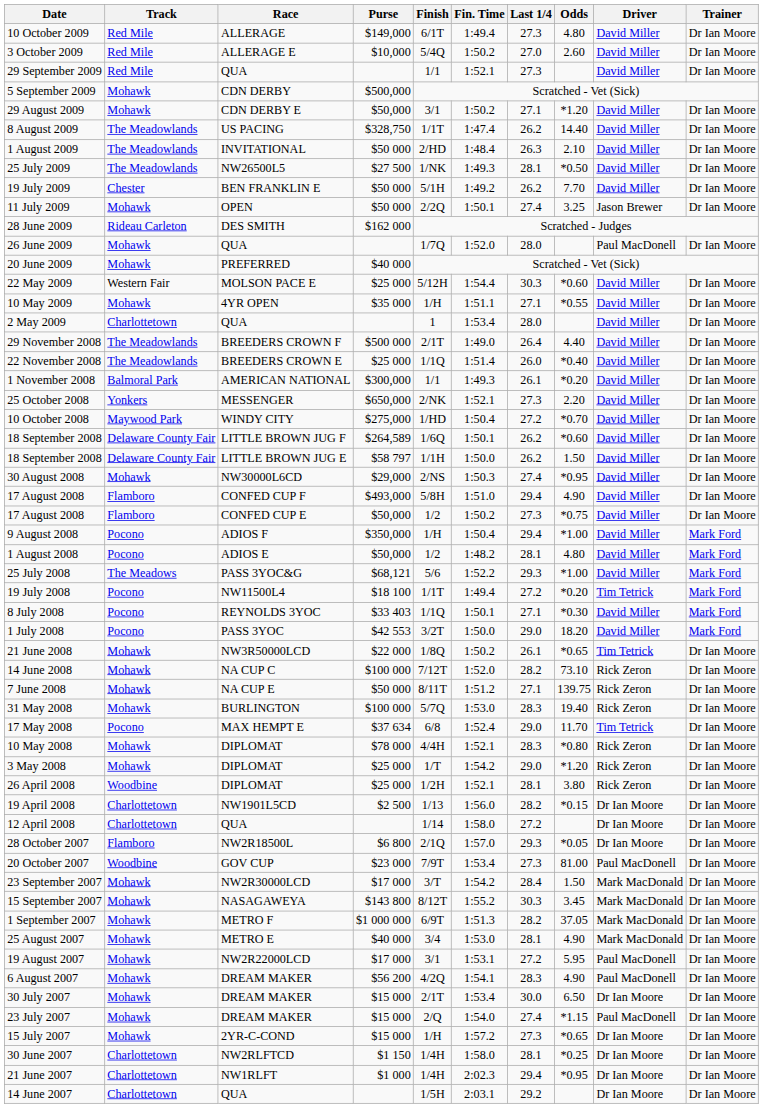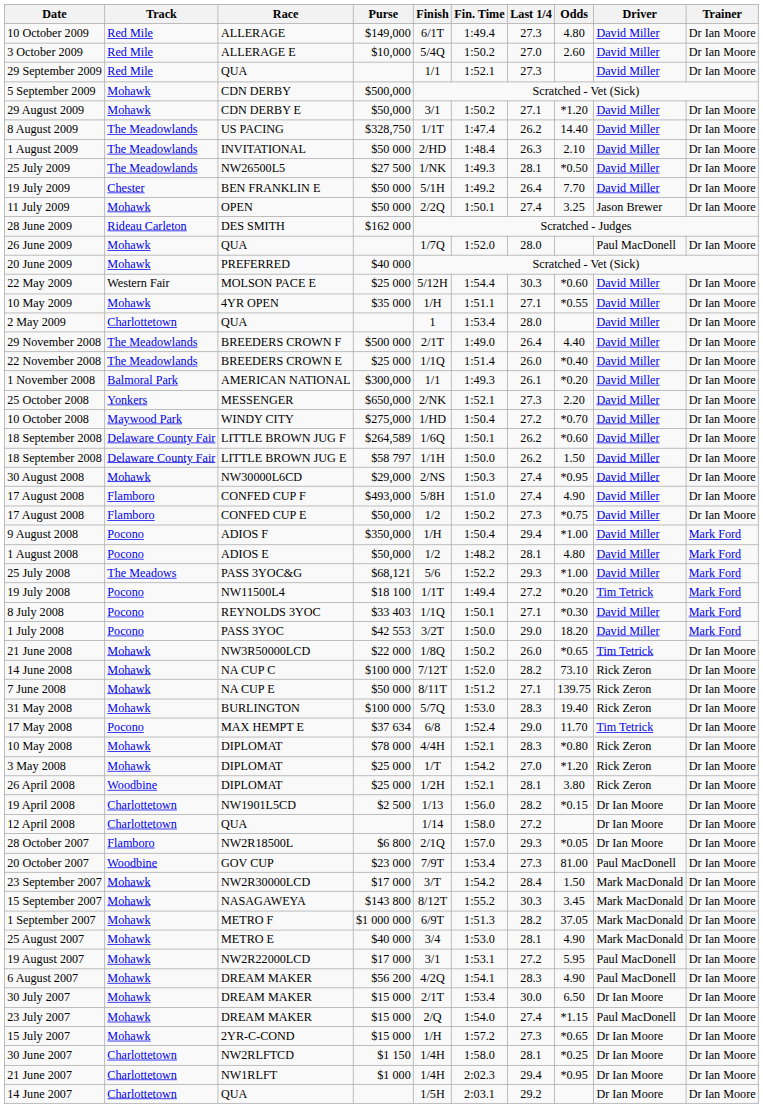(531, 187) 26.2 -> (531, 187) 26.4
(531, 496) 29.4 -> (531, 496) 27.4
(531, 650) 26.1 -> (531, 650) 26.0
(531, 766) 29.0 -> (531, 766) 27.0
